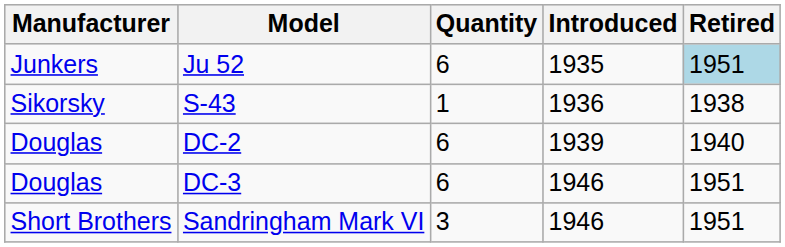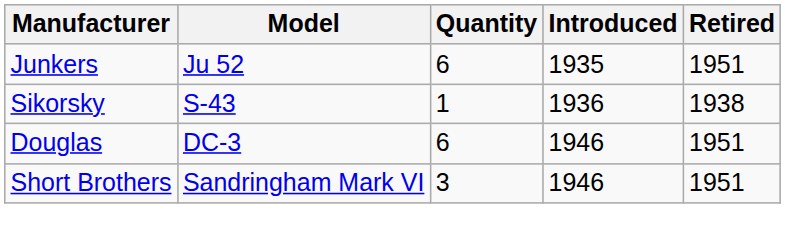(717, 63) lightblue background -> (717, 63) no background
- row: (212, 143)
